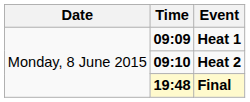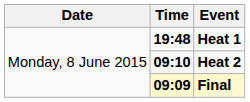(172, 39) 09:09 -> (172, 39) 19:48
(172, 85) 19:48 -> (172, 85) 09:09
